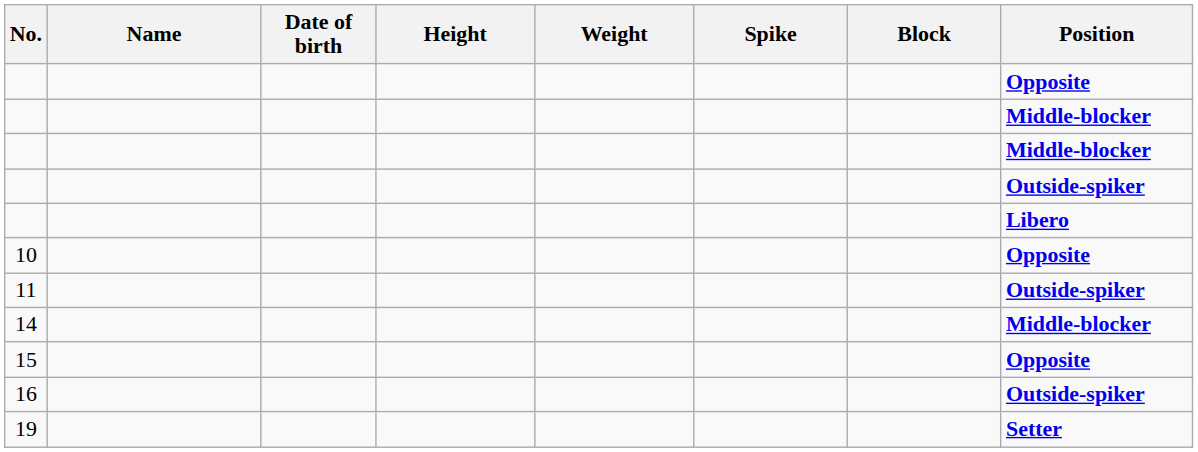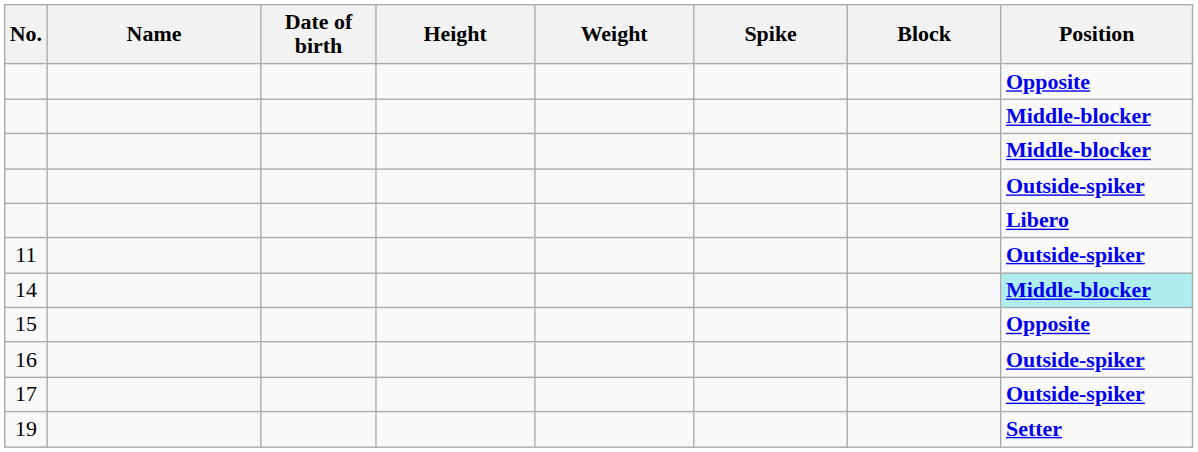- row: (26, 255)
(1078, 324) no background -> (1078, 289) paleturquoise background
+ row: (26, 394)
